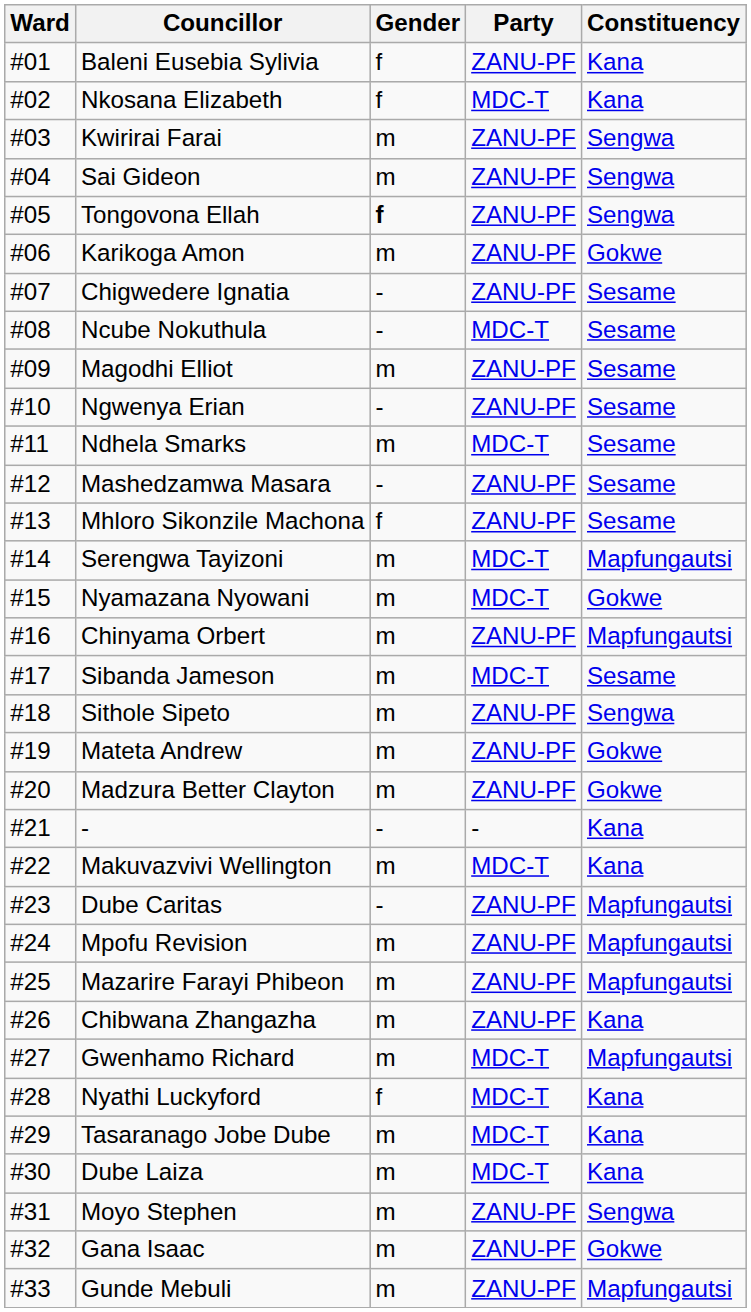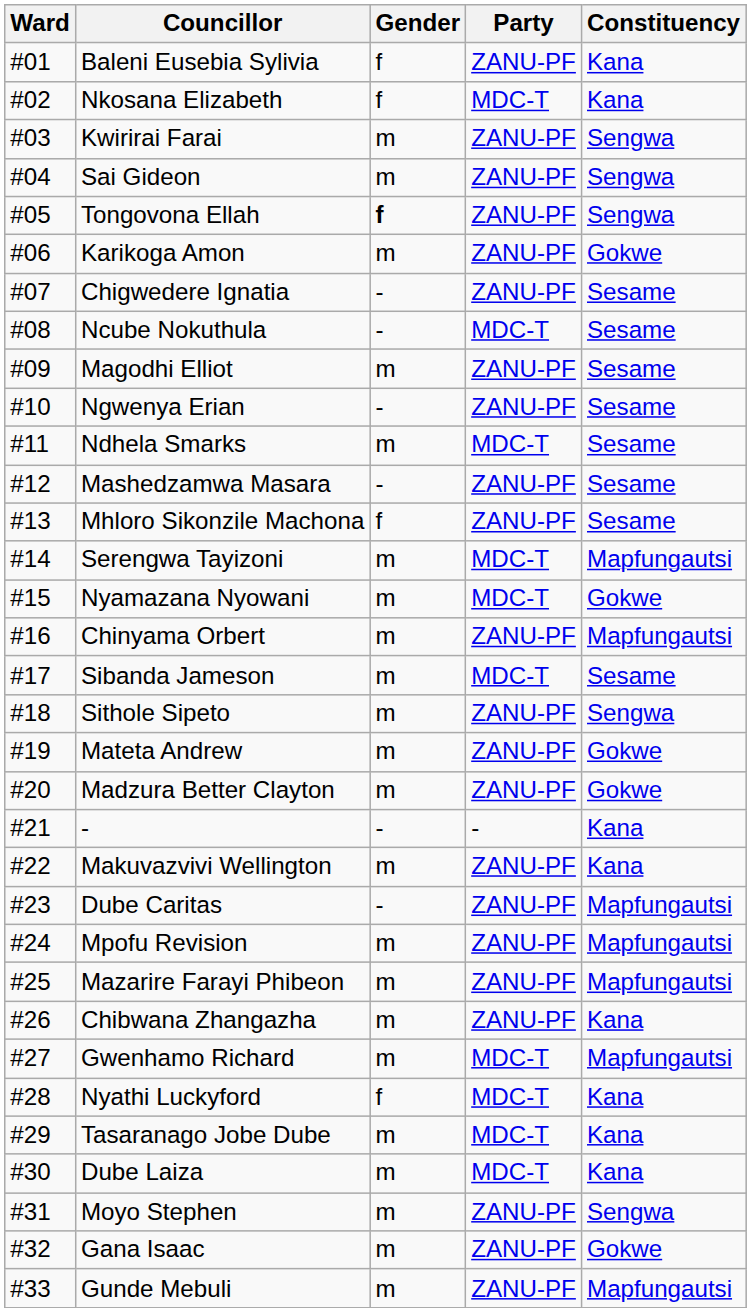(510, 866) MDC-T -> (524, 866) ZANU-PF
